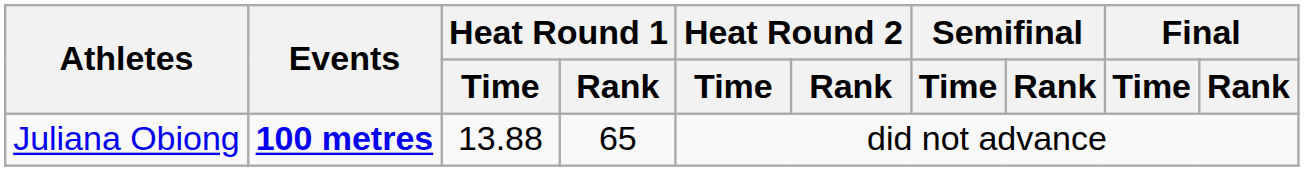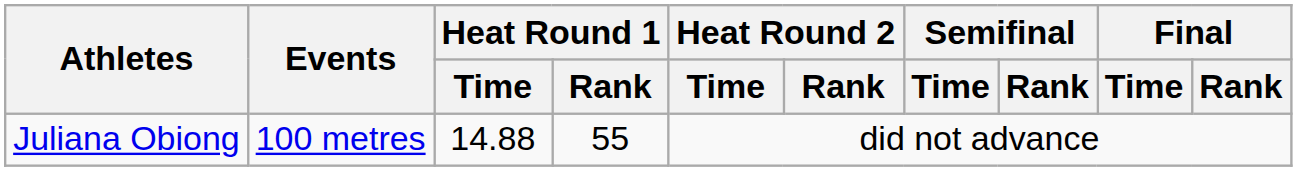(344, 140) bold -> (341, 140) normal
(500, 140) 13.88 -> (493, 140) 14.88
(618, 140) 65 -> (610, 140) 55
